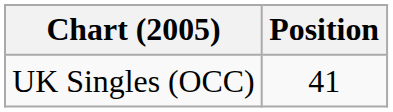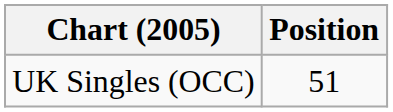(324, 80) 41 -> (324, 80) 51
